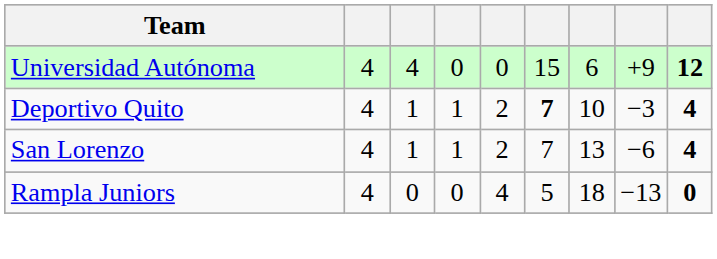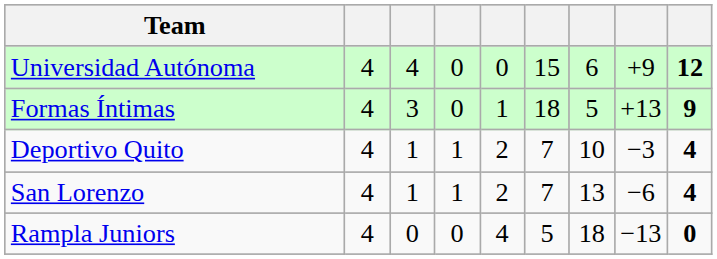+ row: (93, 108)
(547, 108) bold -> (547, 150) normal
